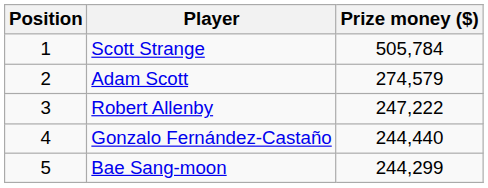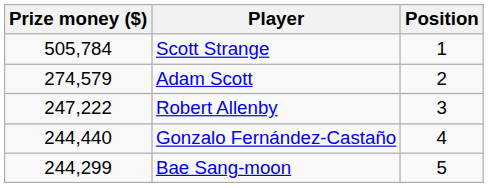columns swapped: (46, 19) <-> (410, 19)
